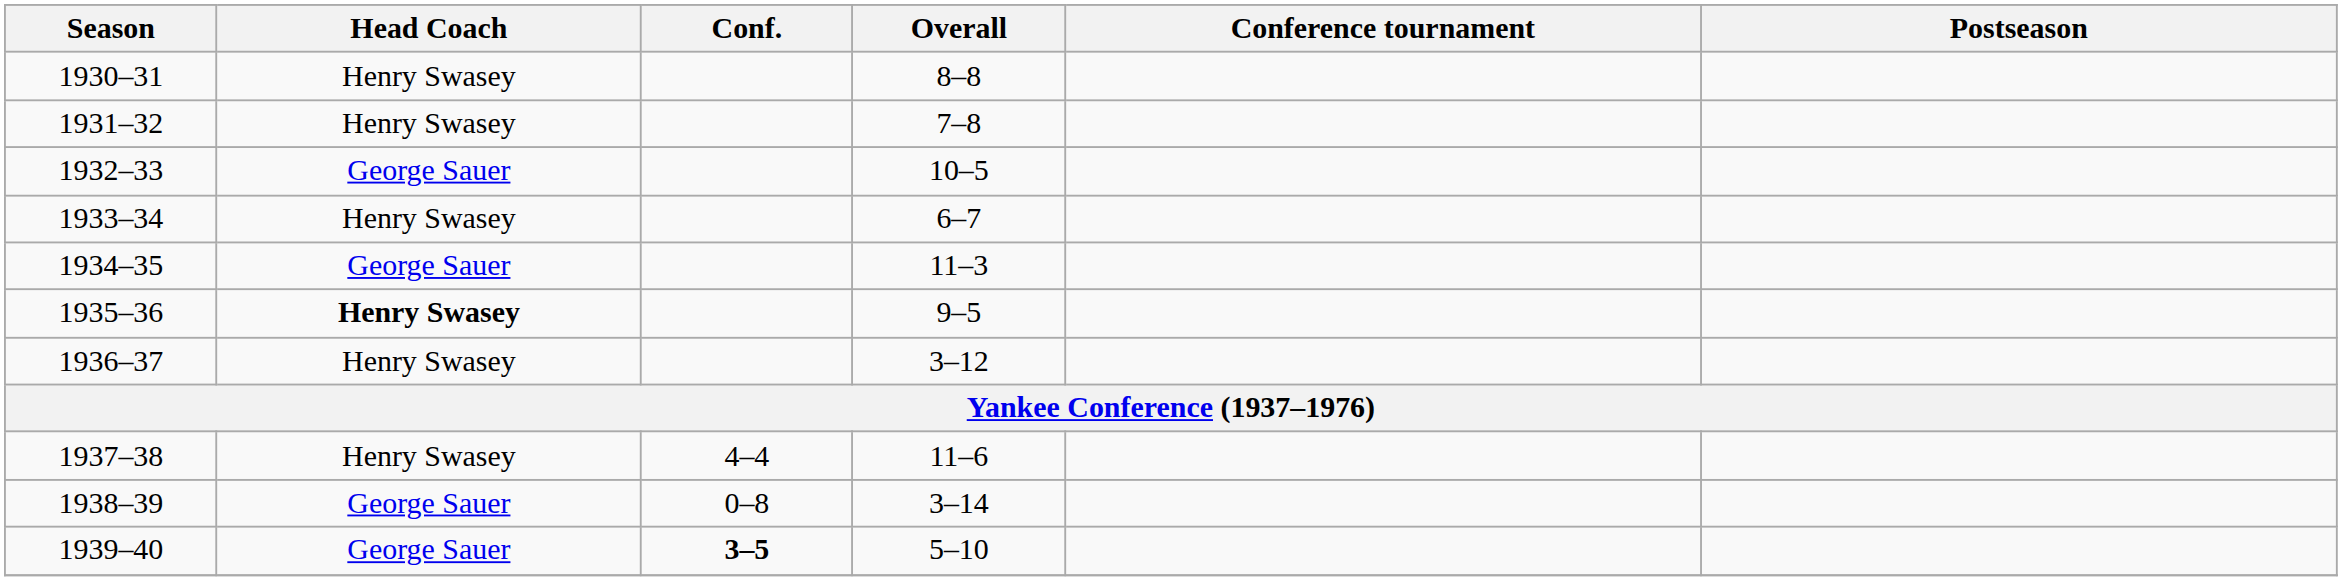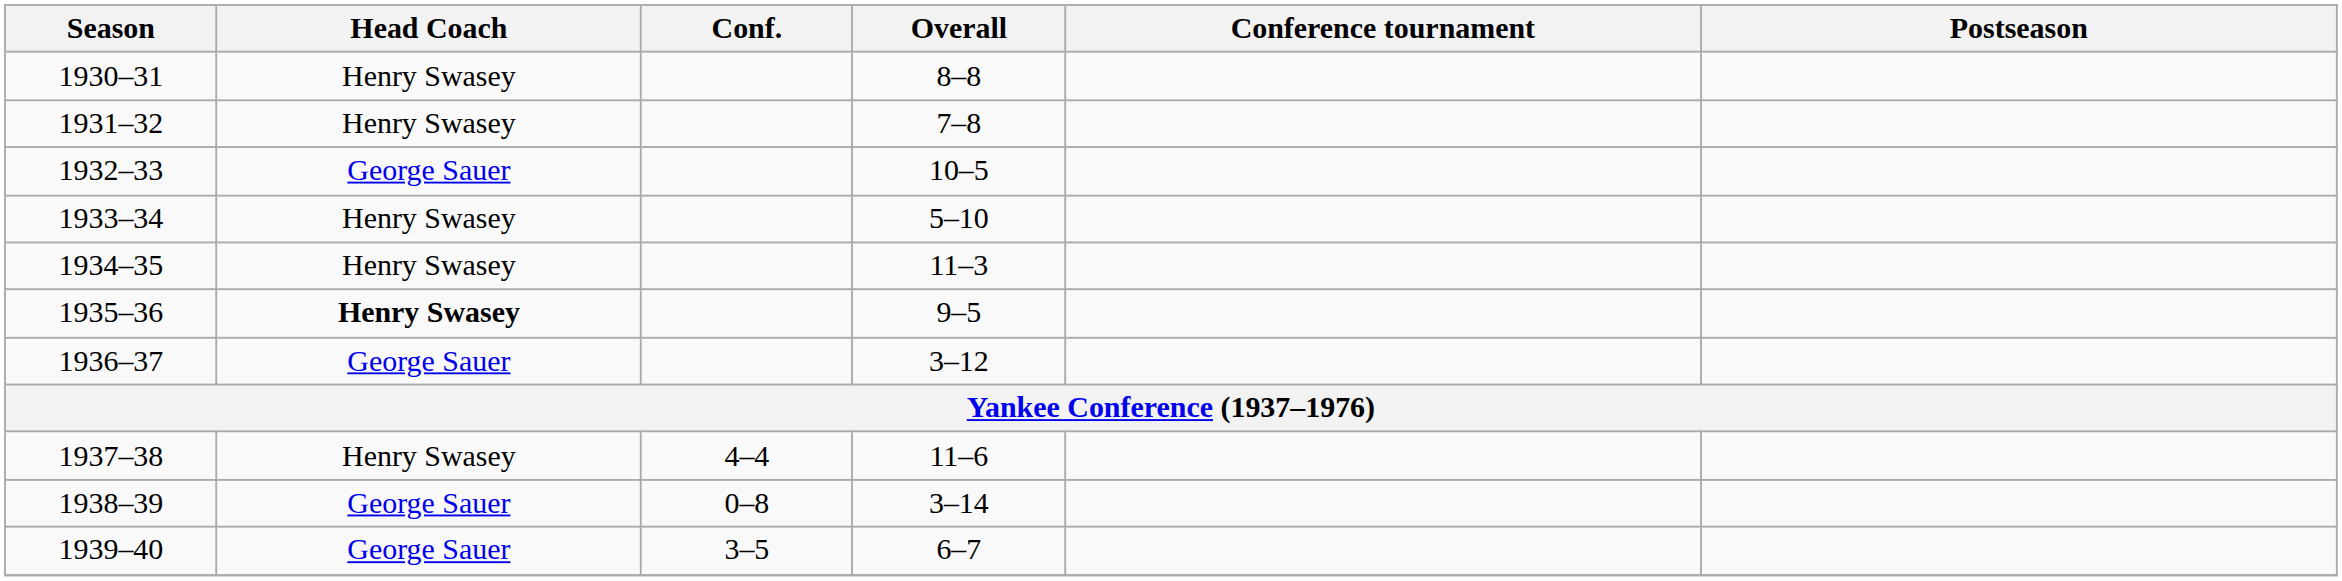(959, 218) 6–7 -> (959, 218) 5–10
(429, 265) George Sauer -> (429, 265) Henry Swasey
(429, 360) Henry Swasey -> (429, 360) George Sauer
(747, 550) bold -> (747, 550) normal
(959, 550) 5–10 -> (959, 550) 6–7
